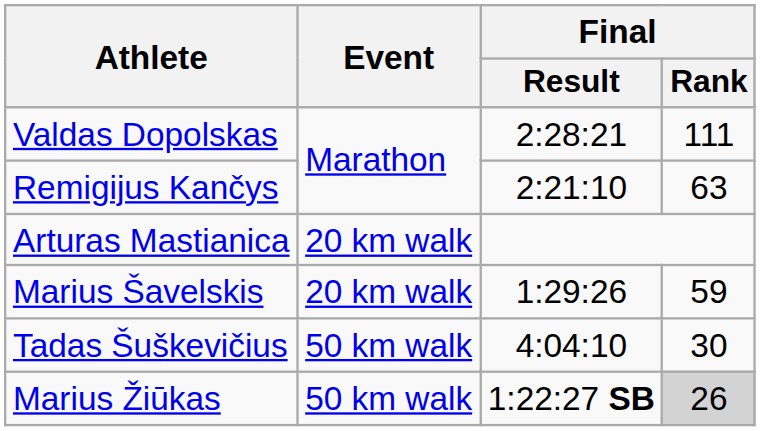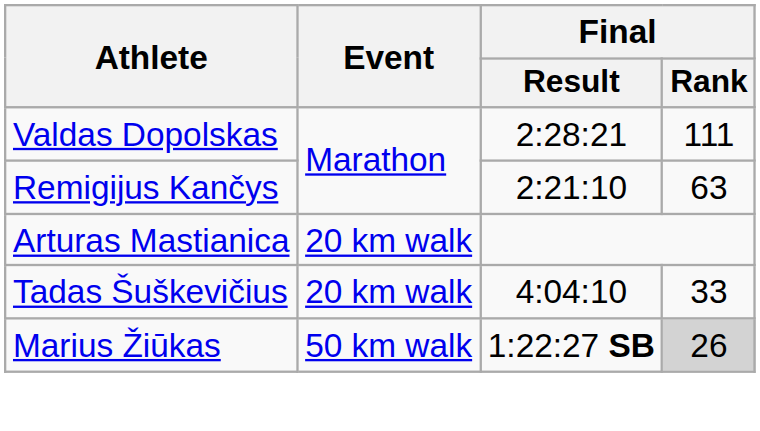- row: (138, 293)
(389, 346) 50 km walk -> (389, 293) 20 km walk
(709, 346) 30 -> (709, 293) 33
